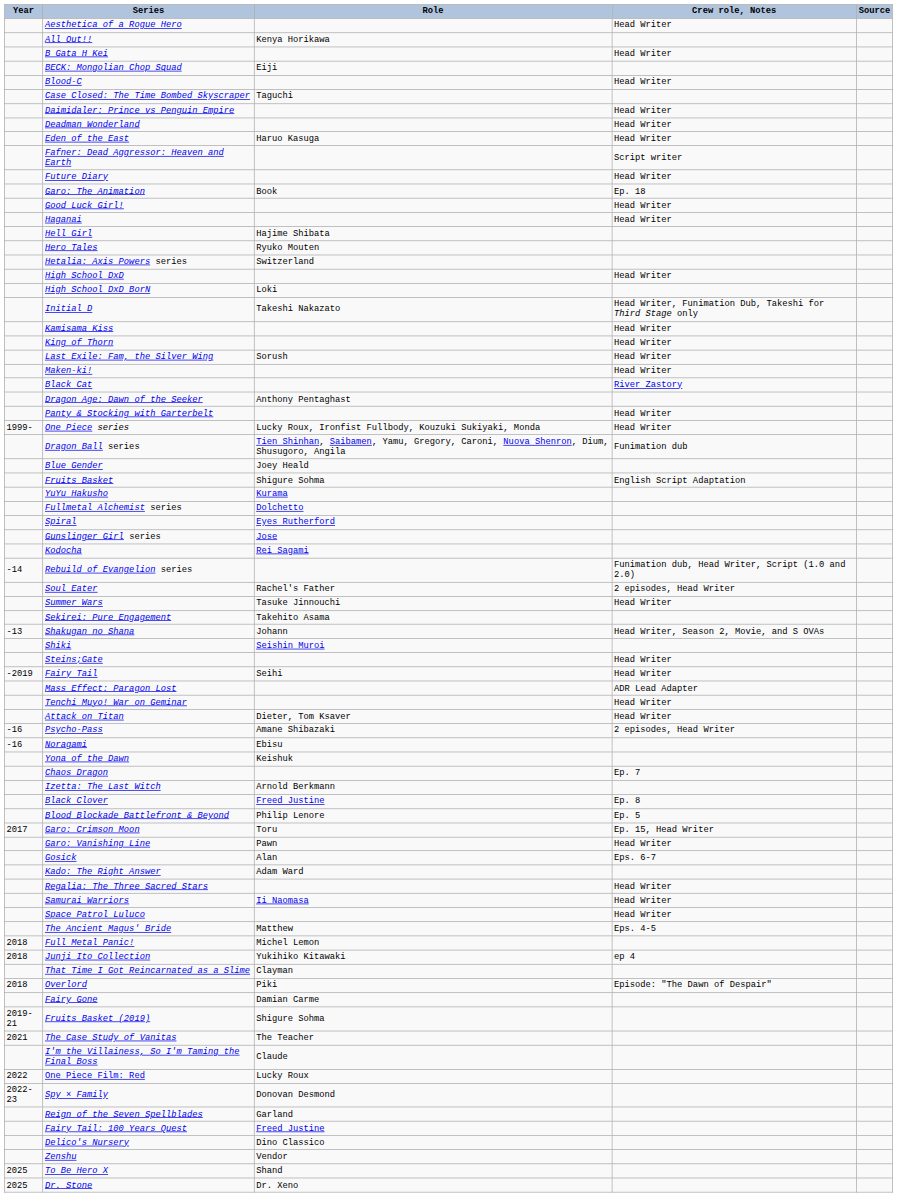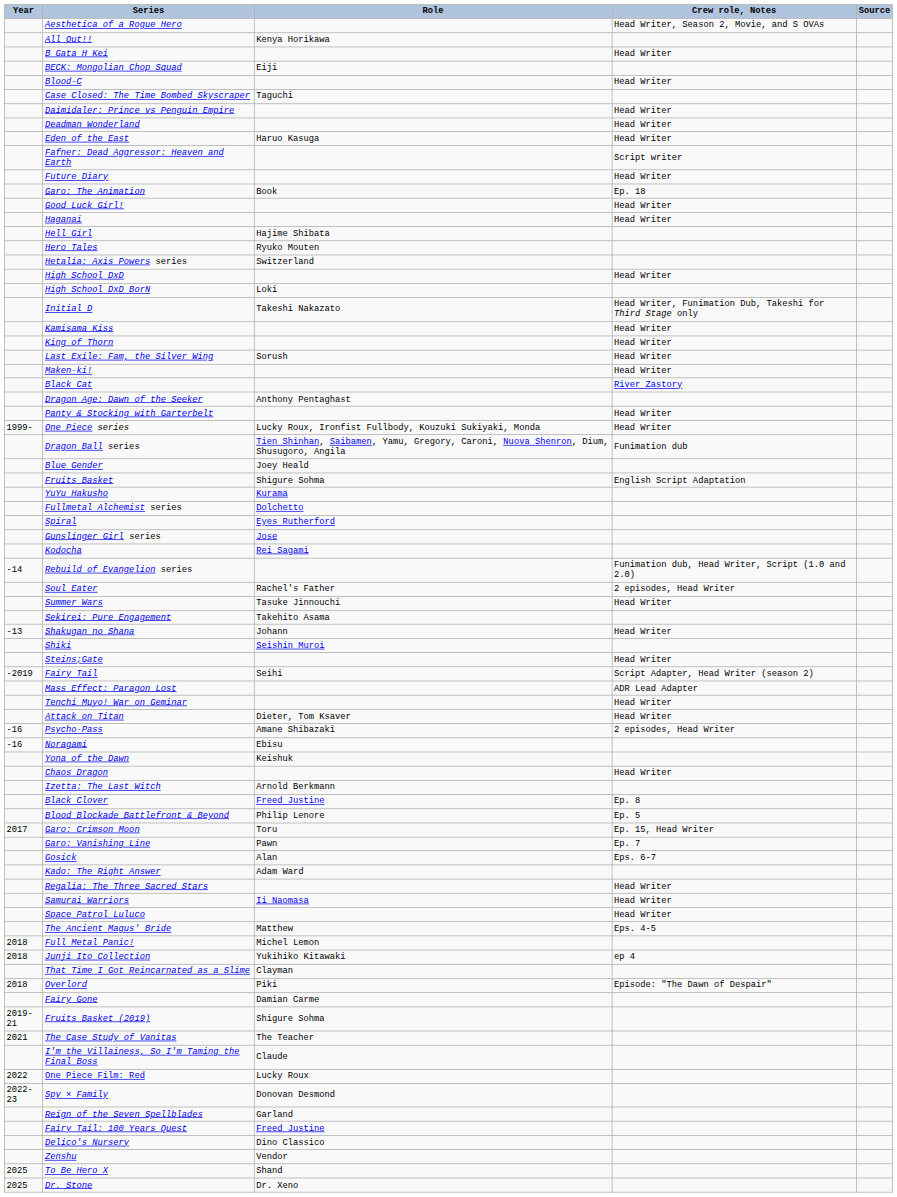(643, 26) Head Writer -> (719, 26) Head Writer, Season 2, Movie, and S OVAs
(719, 632) Head Writer, Season 2, Movie, and S OVAs -> (643, 632) Head Writer
(643, 674) Head Writer -> (714, 674) Script Adapter, Head Writer (season 2)
(627, 773) Ep. 7 -> (643, 773) Head Writer
(643, 844) Head Writer -> (627, 844) Ep. 7
